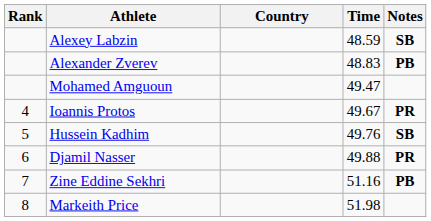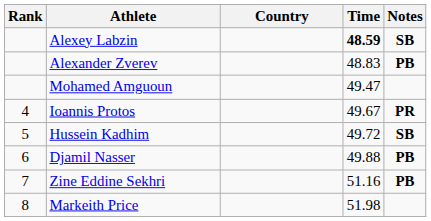(364, 39) normal -> (364, 39) bold
(364, 134) 49.76 -> (364, 134) 49.72
(405, 157) PR -> (405, 157) PB
